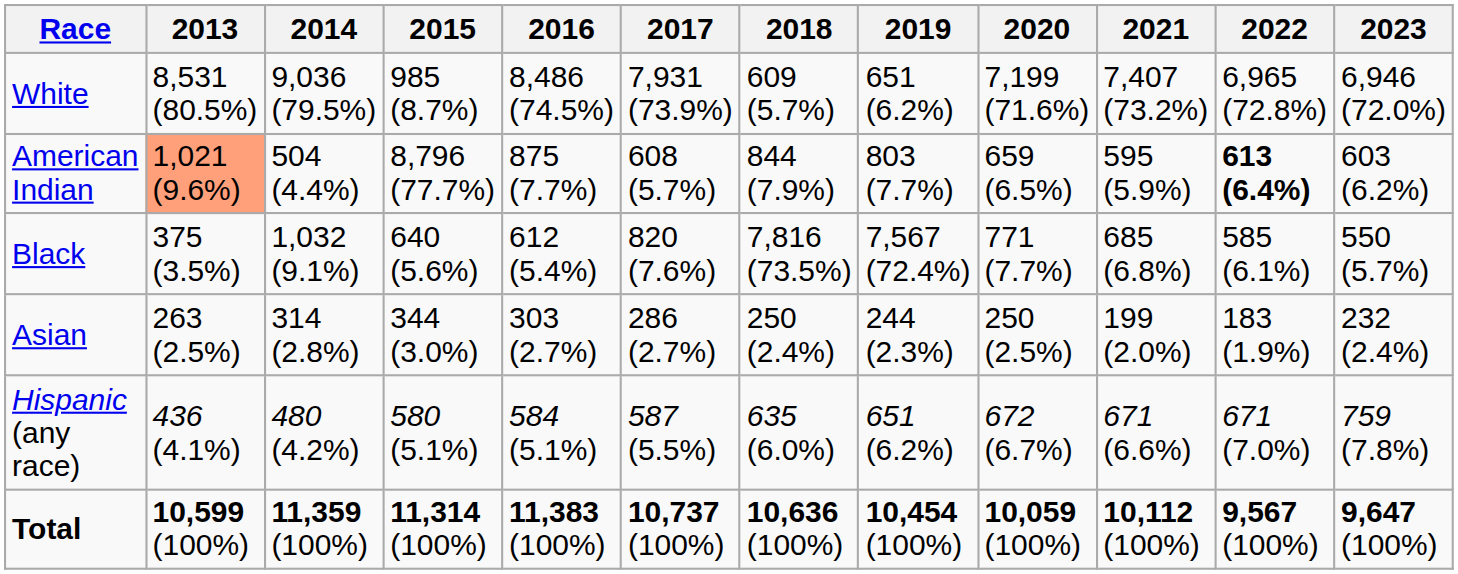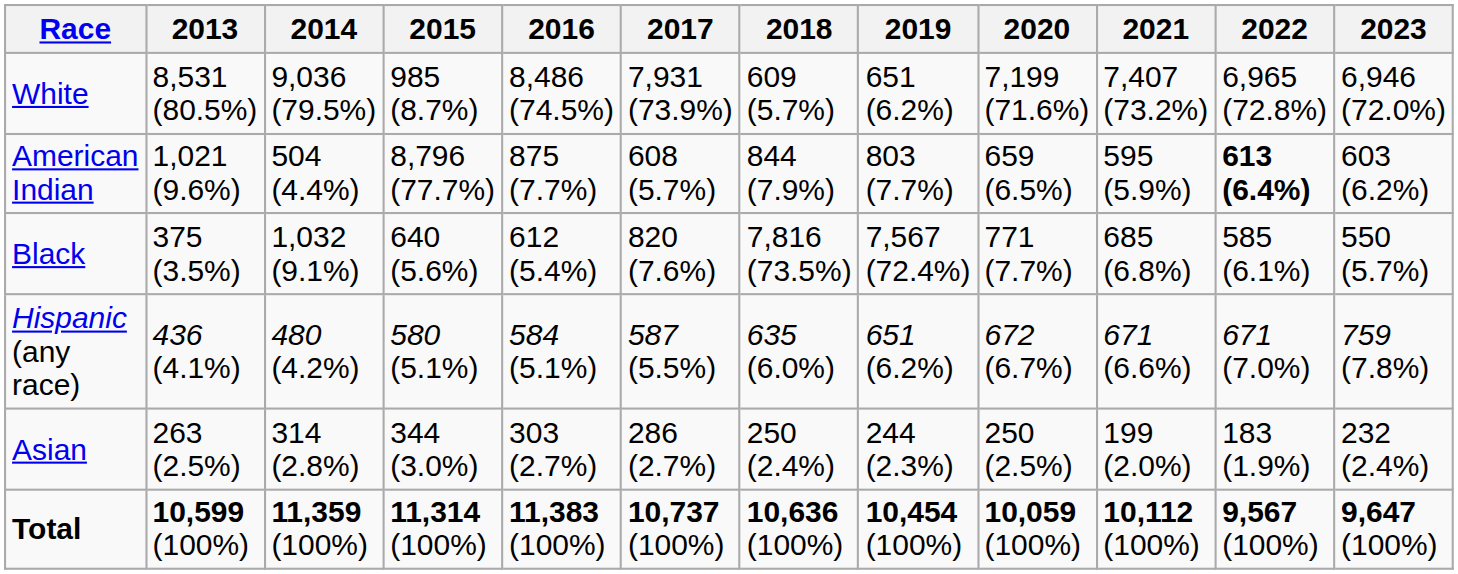(197, 174) lightsalmon background -> (197, 174) no background
rows swapped: (49, 335) <-> (69, 432)
